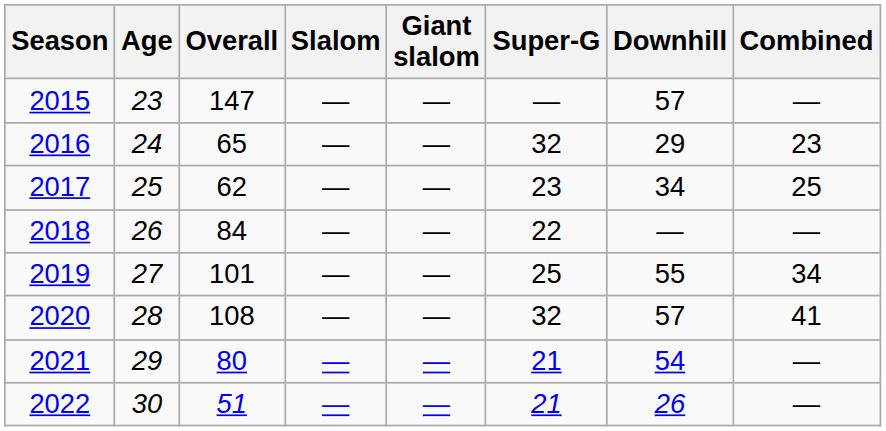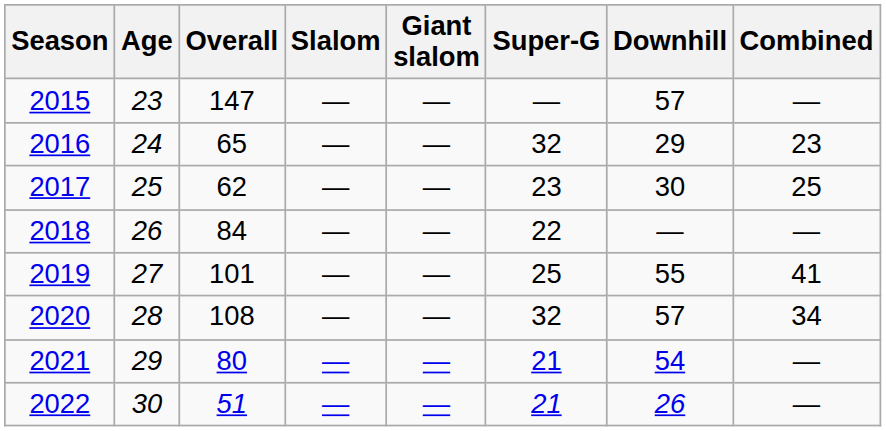(670, 187) 34 -> (670, 187) 30
(806, 273) 34 -> (806, 273) 41
(806, 317) 41 -> (806, 317) 34
